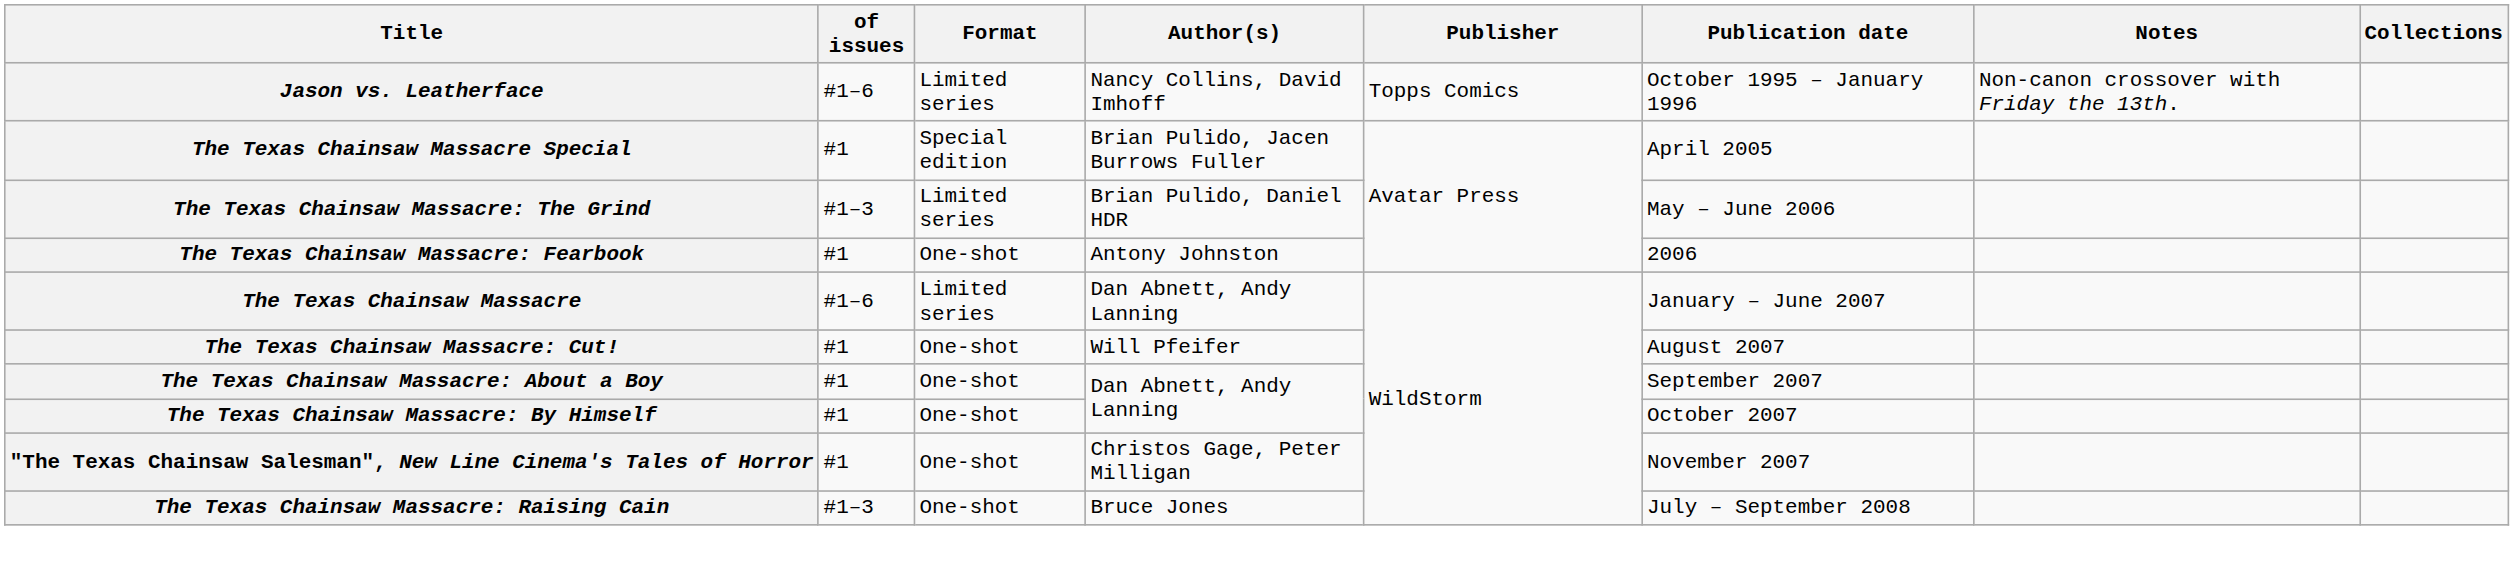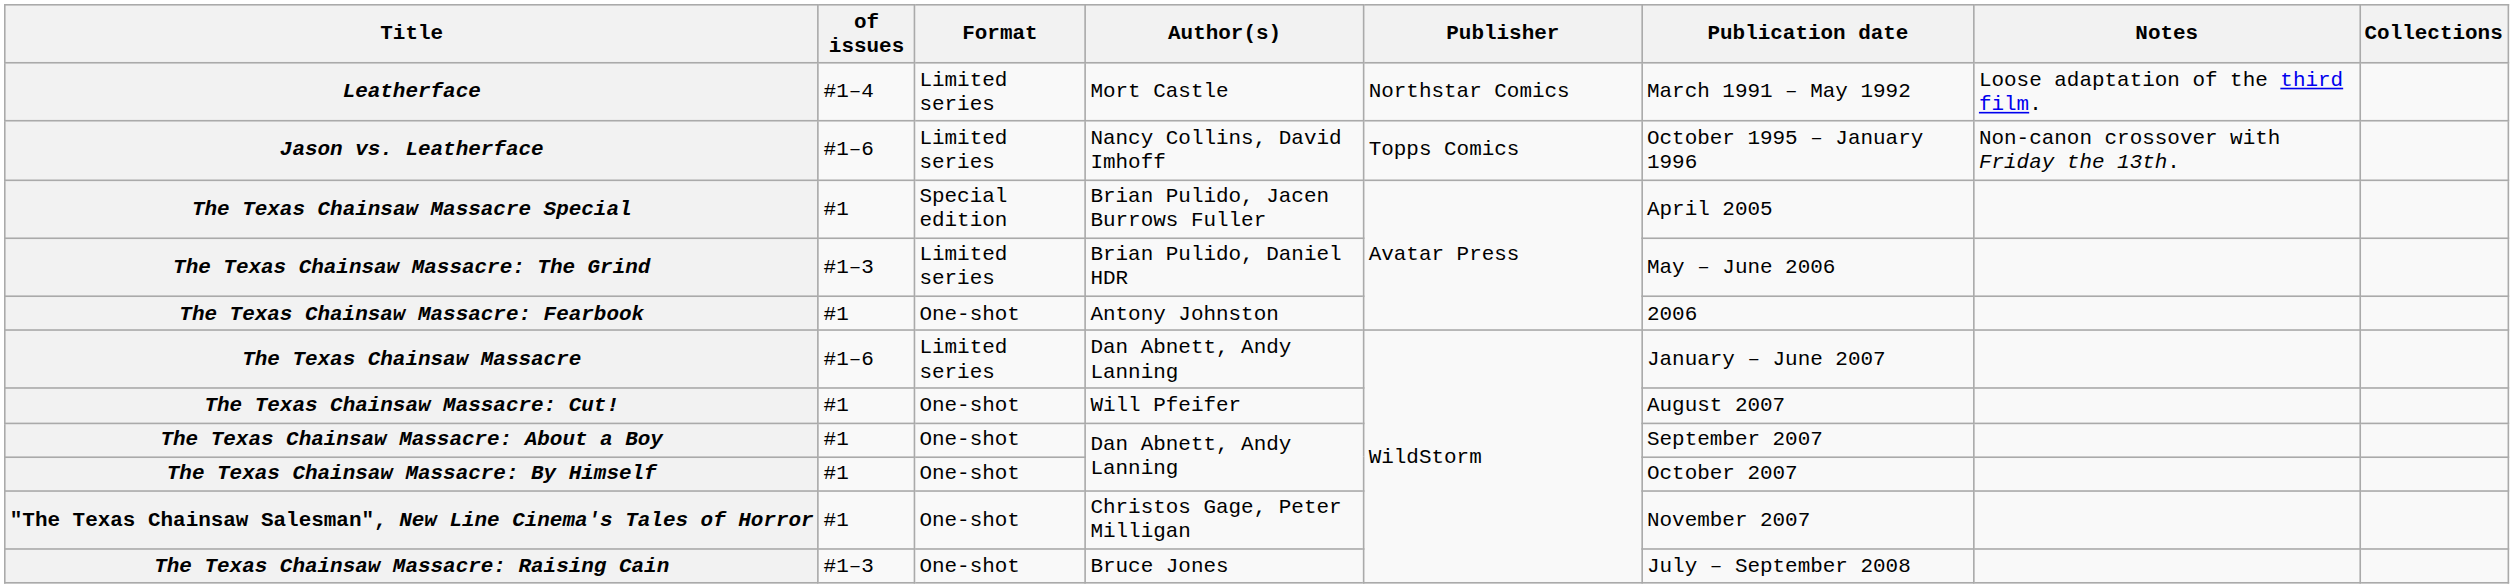+ row: (412, 92)
